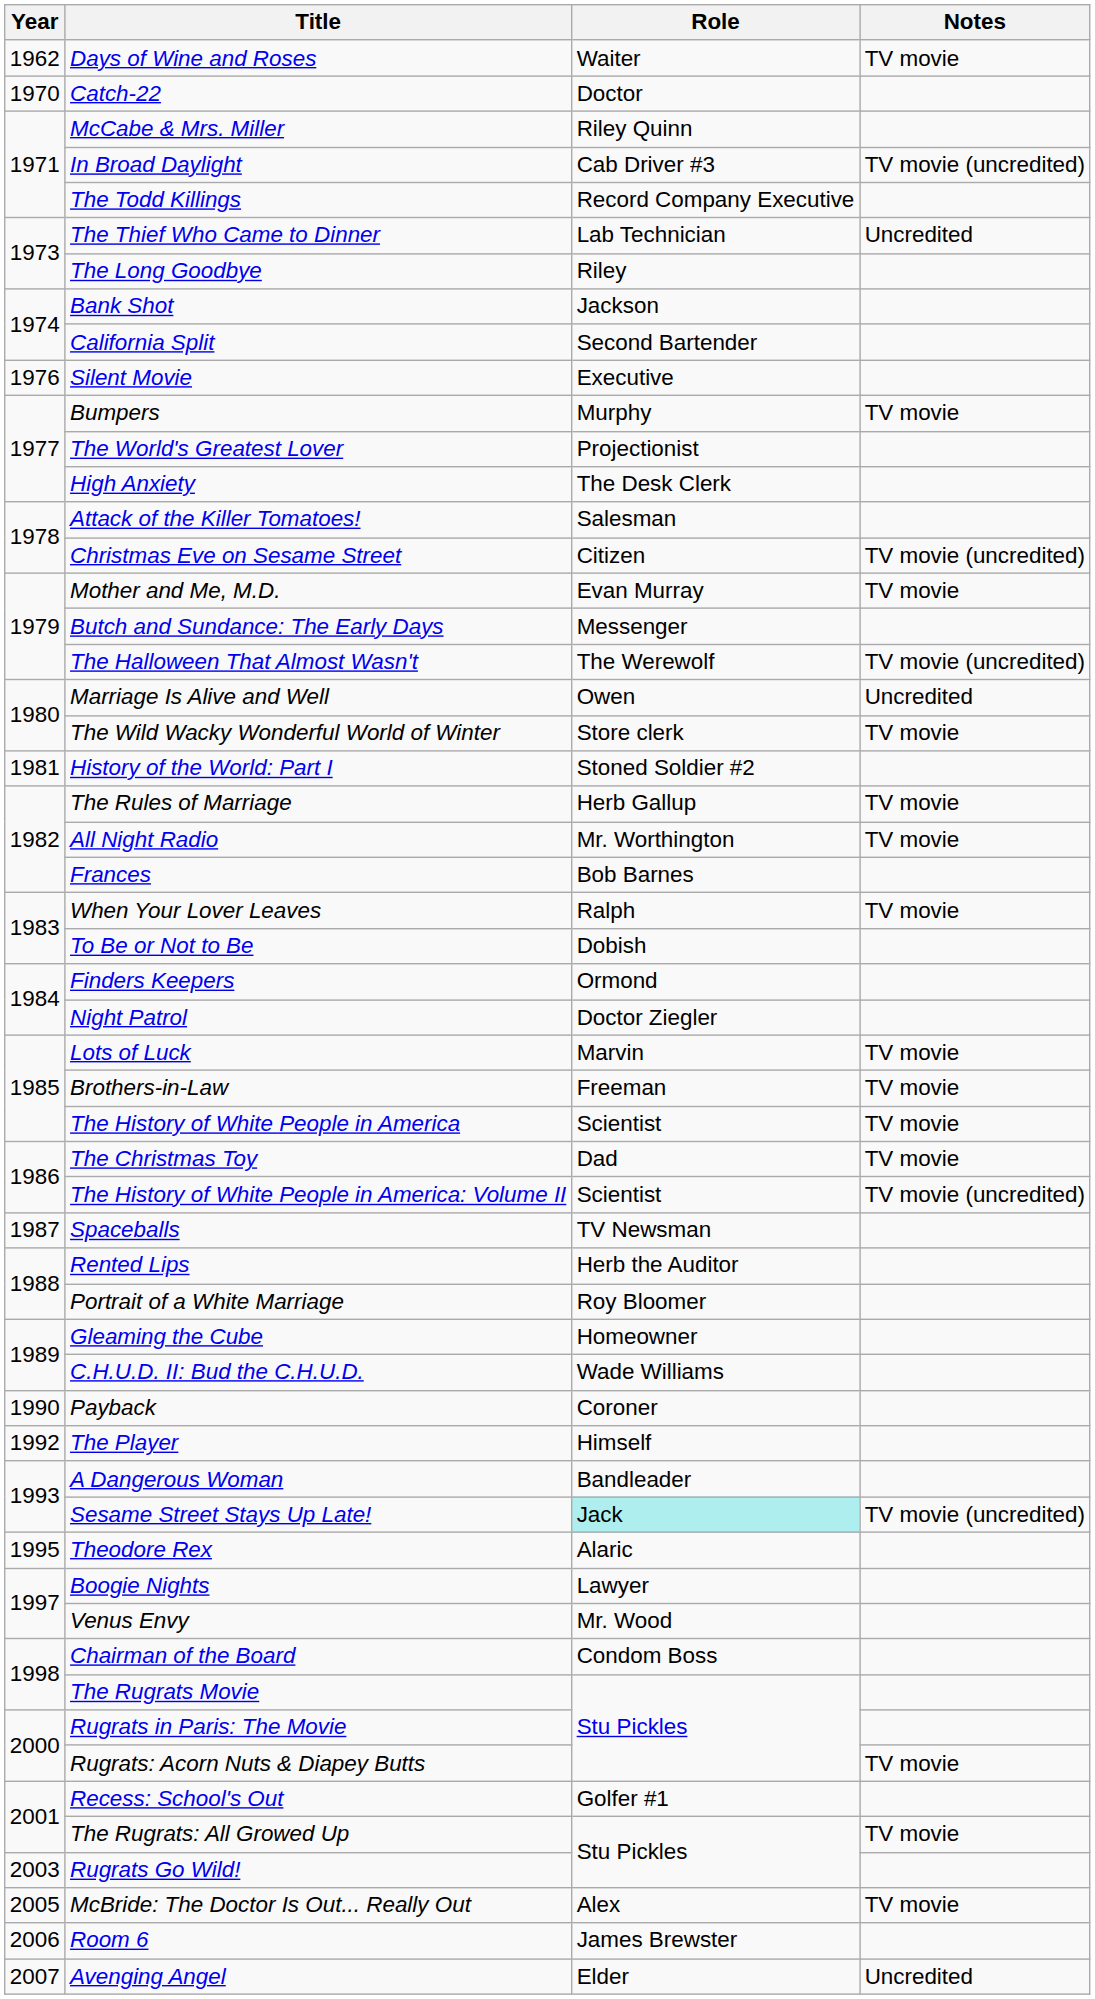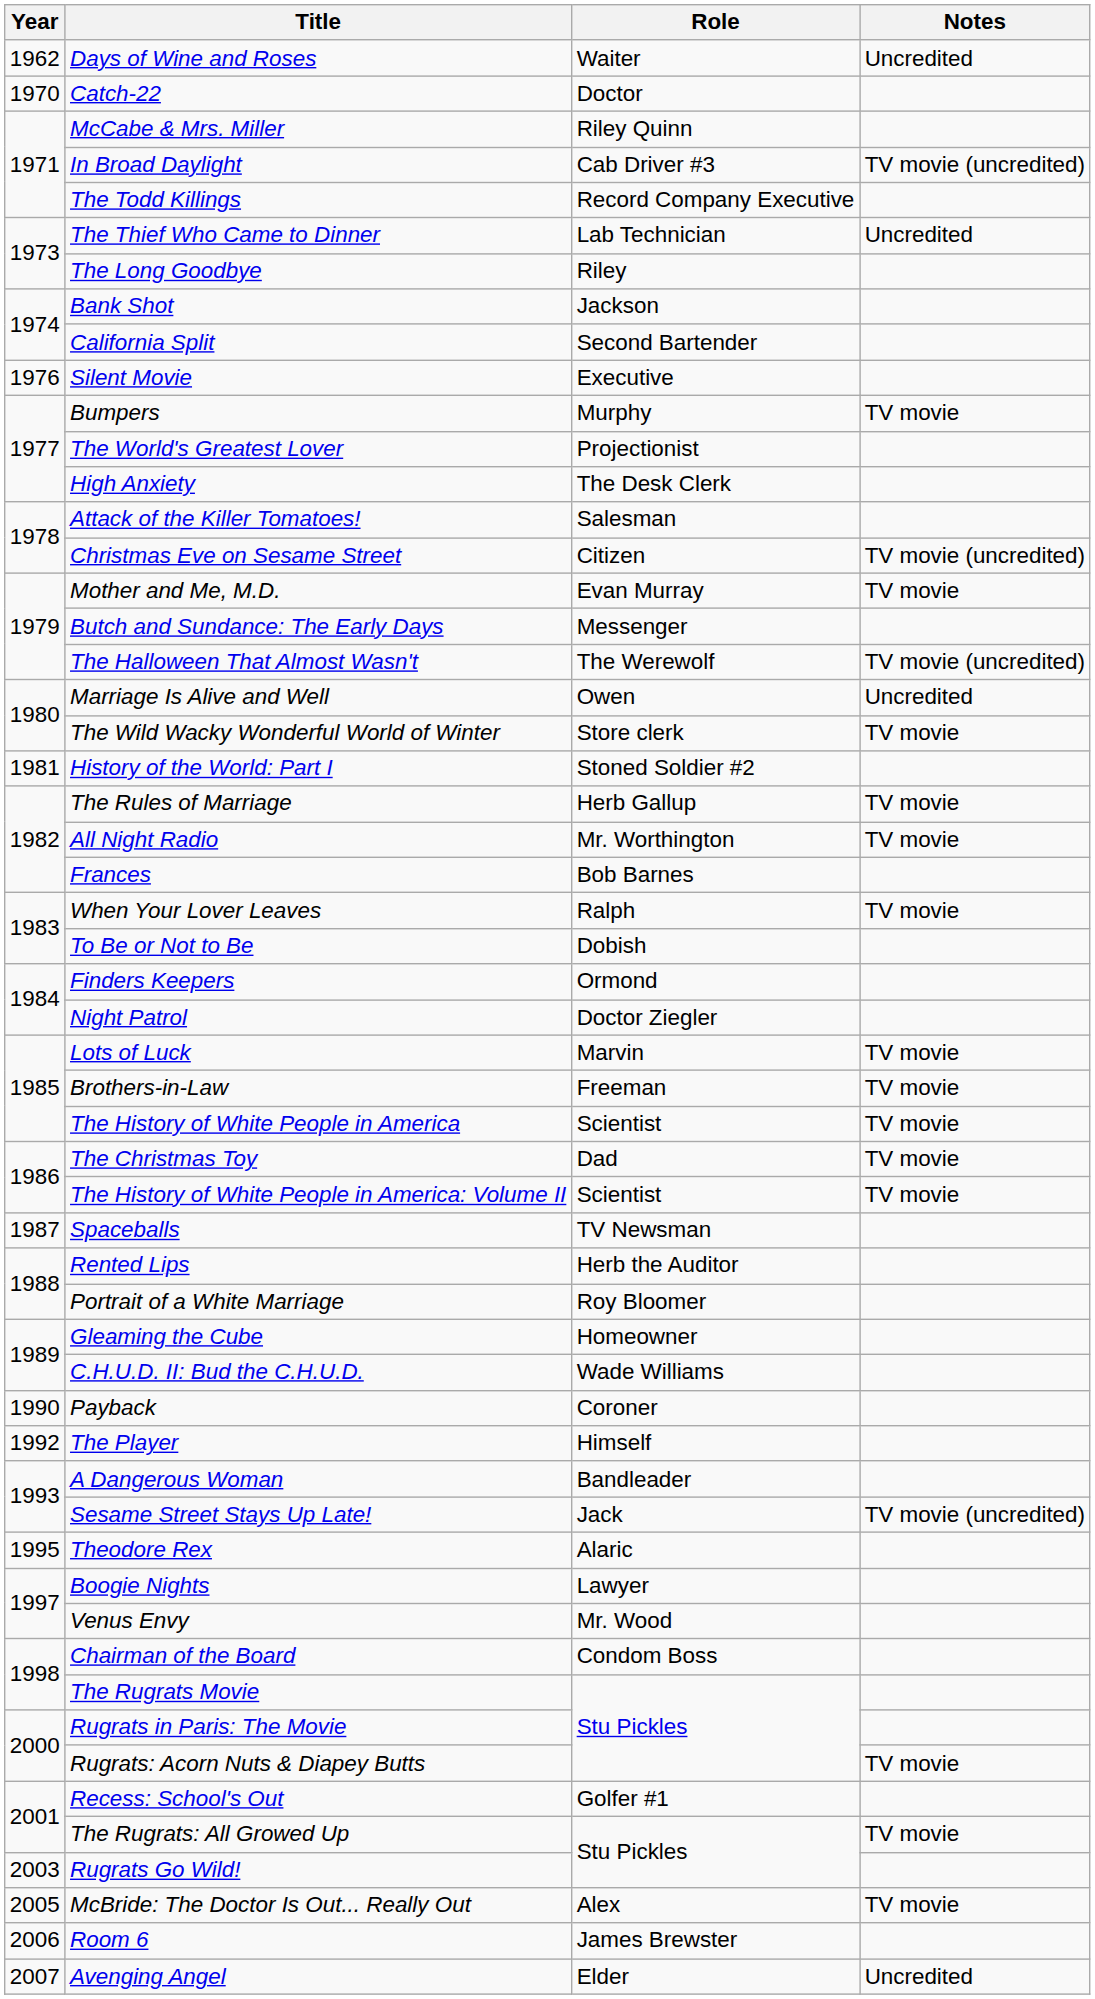(912, 57) TV movie -> (919, 57) Uncredited
(975, 1194) TV movie (uncredited) -> (912, 1194) TV movie
(600, 1514) paleturquoise background -> (600, 1514) no background
